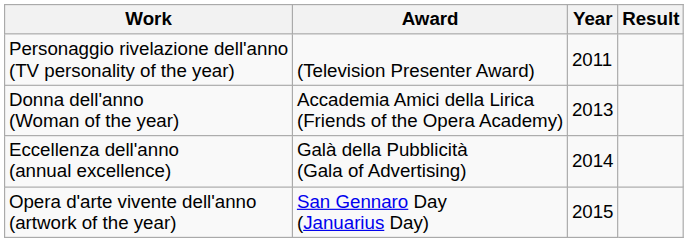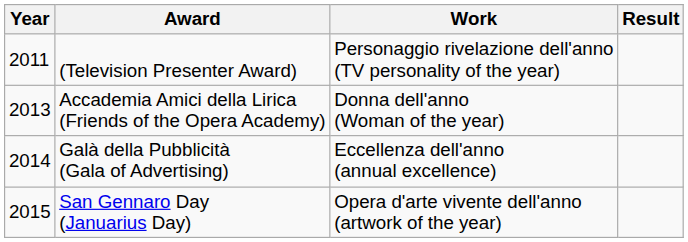columns swapped: (593, 19) <-> (149, 19)
